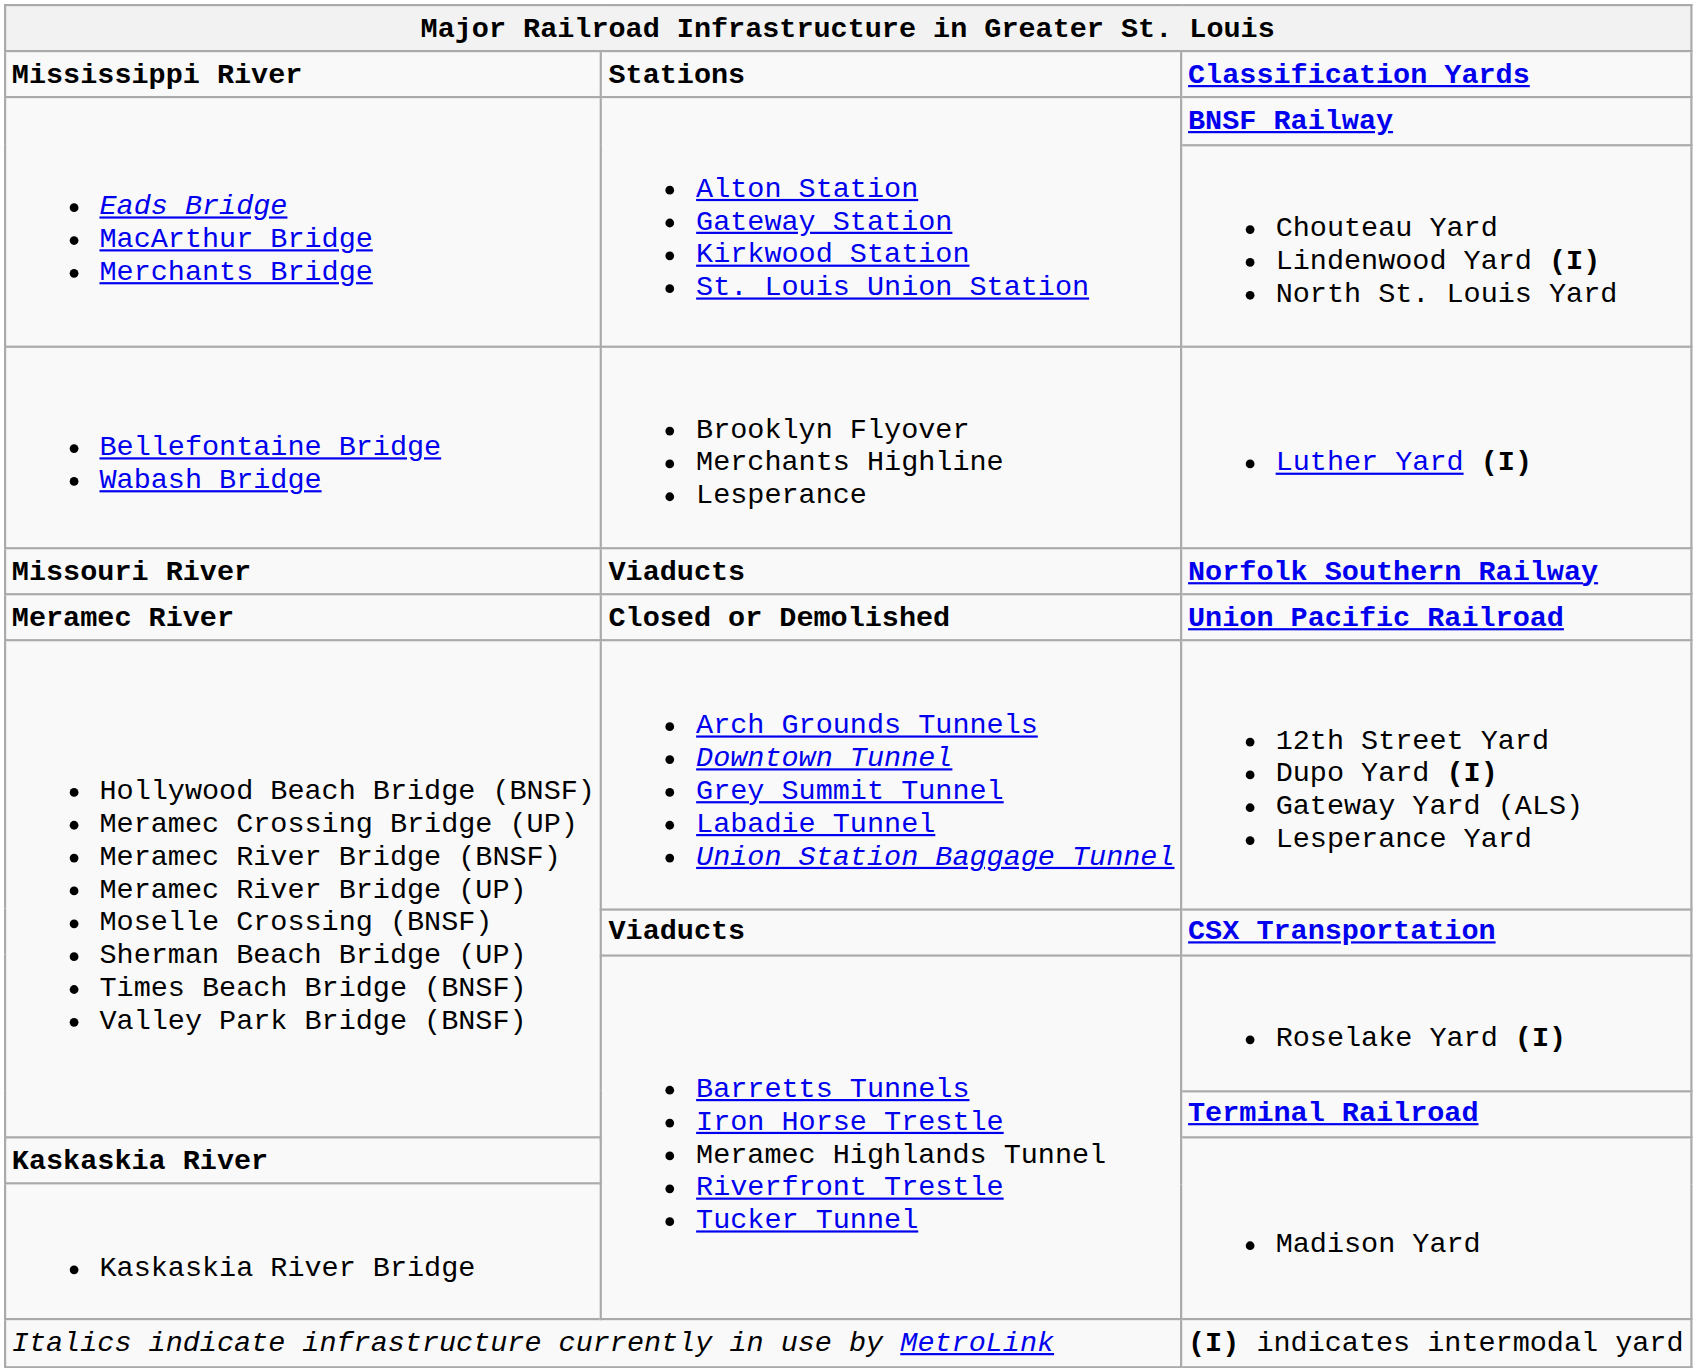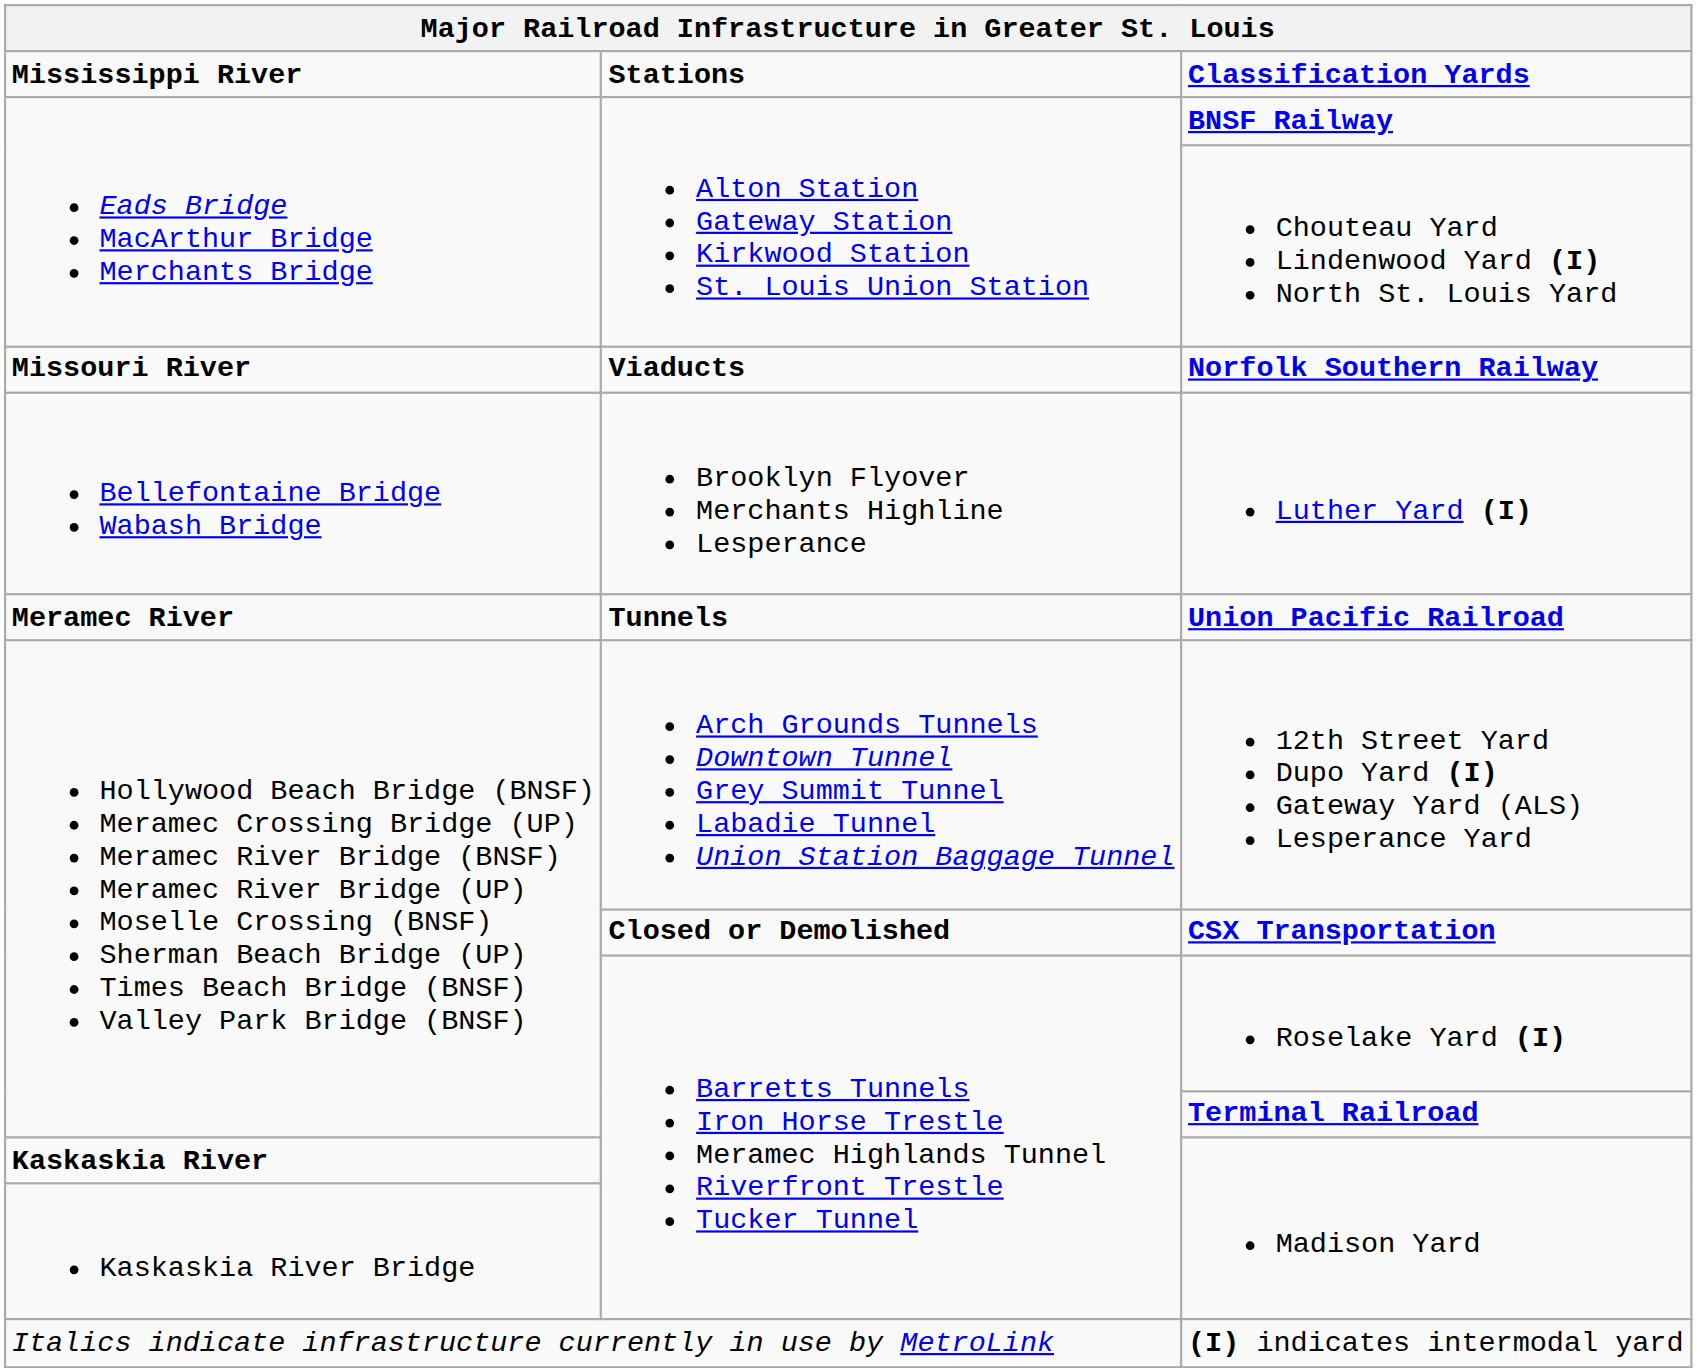rows swapped: (131, 571) <-> (303, 464)
(779, 618) Closed or Demolished -> (668, 618) Tunnels
(677, 932) Viaducts -> (779, 932) Closed or Demolished
